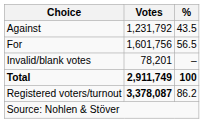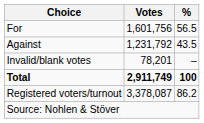rows swapped: (14, 45) <-> (24, 28)
(149, 93) bold -> (149, 93) normal
